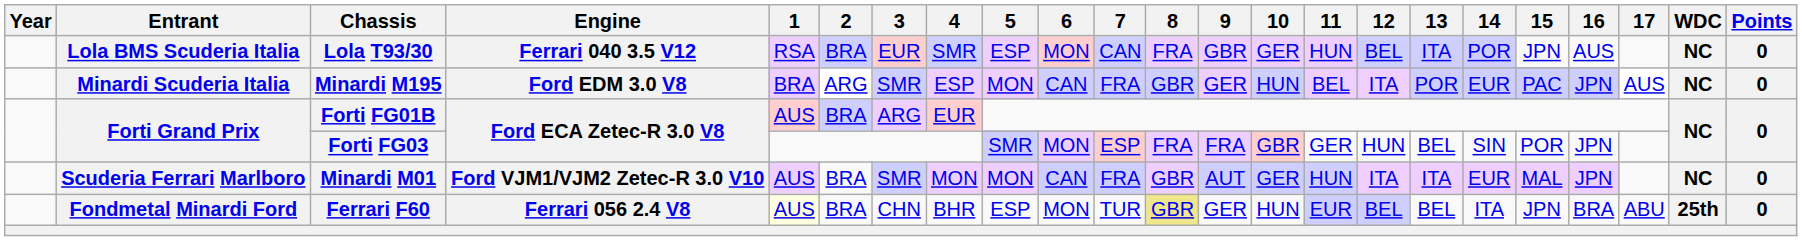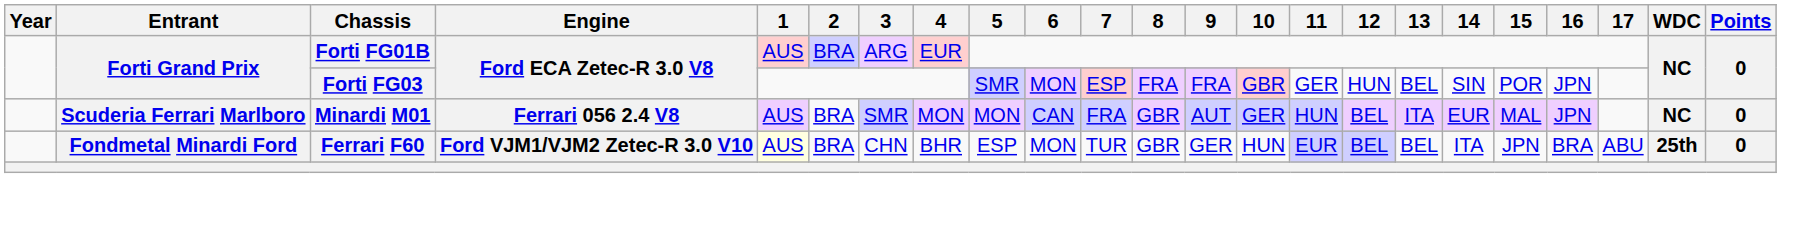- row: (378, 52)
- row: (378, 83)
(608, 178) Ford VJM1/VJM2 Zetec-R 3.0 V10 -> (597, 115) Ferrari 056 2.4 V8
(1384, 178) ITA -> (1369, 115) BEL
(608, 209) Ferrari 056 2.4 V8 -> (597, 146) Ford VJM1/VJM2 Zetec-R 3.0 V10
(1173, 209) khaki background -> (1158, 146) no background
